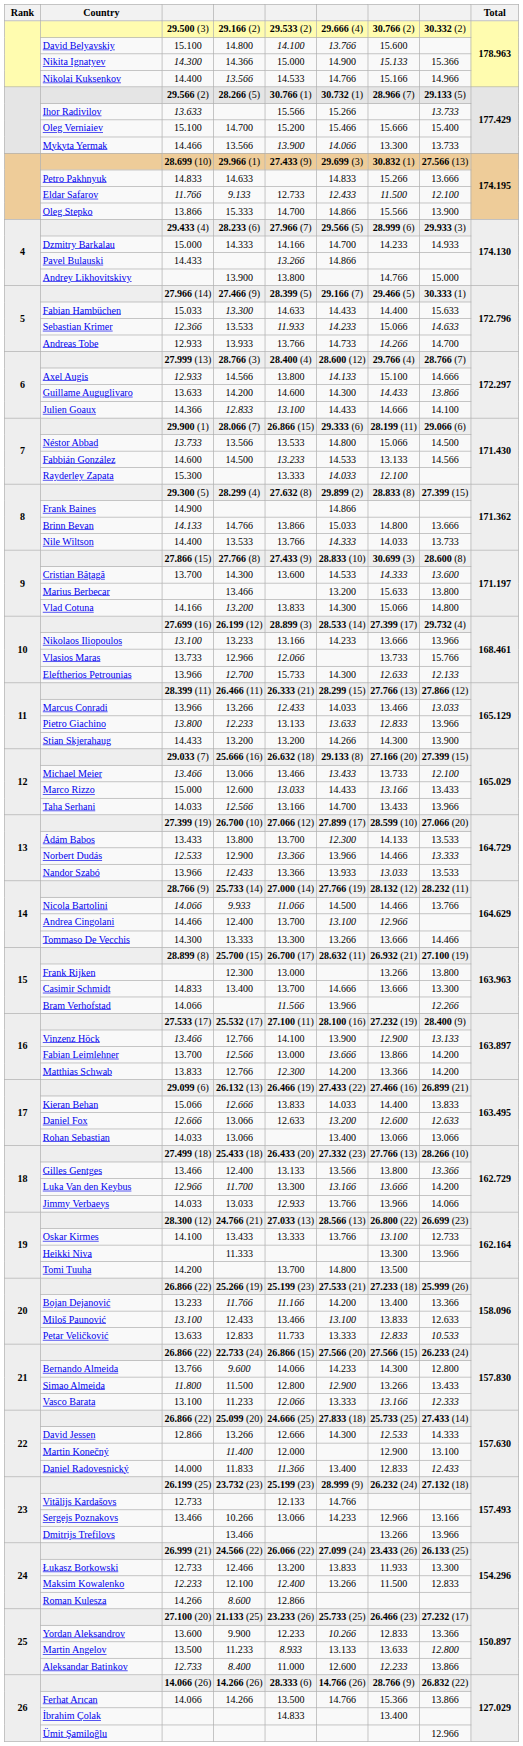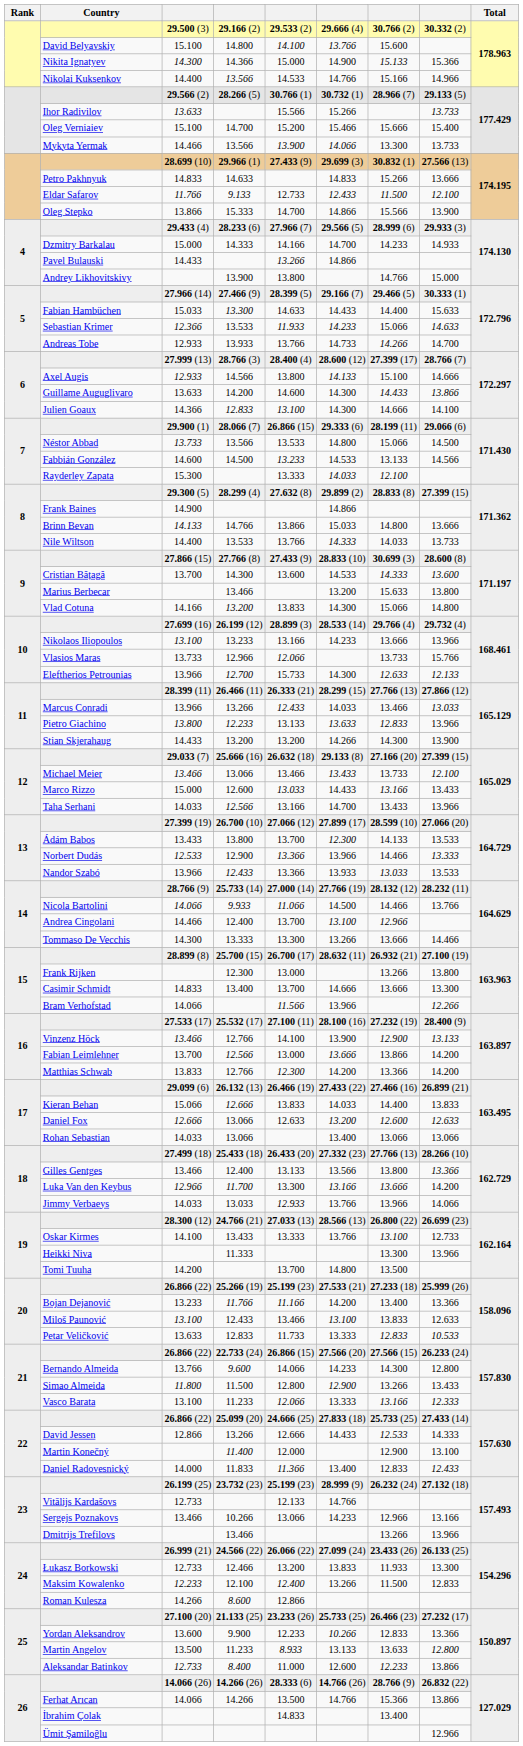(394, 360) 29.766 (4) -> (394, 360) 27.399 (17)
(342, 409) 14.433 -> (342, 409) 14.300
(394, 624) 27.399 (17) -> (394, 624) 29.766 (4)
(342, 1435) 14.300 -> (342, 1435) 14.433
